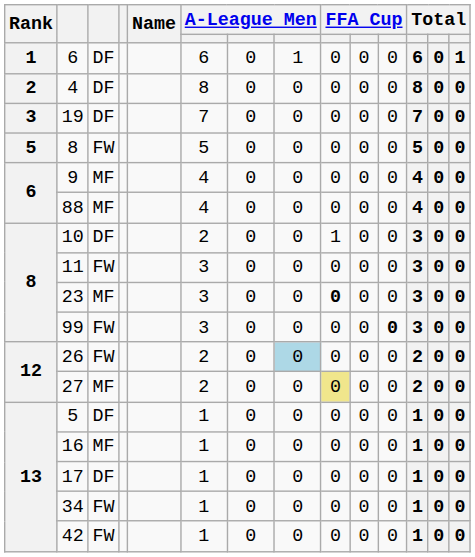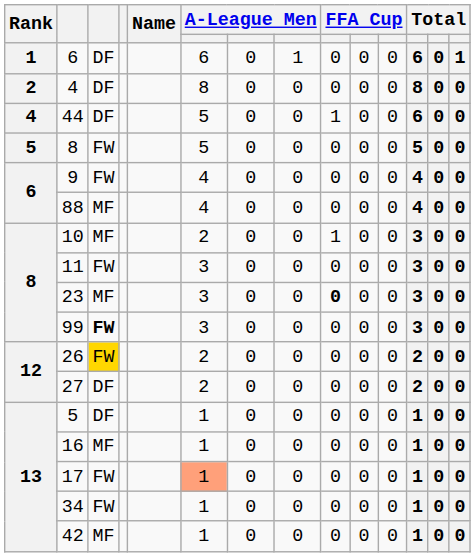- row: (73, 118)
+ row: (73, 118)
(104, 178) MF -> (104, 178) FW
(104, 237) DF -> (104, 237) MF
(104, 327) normal -> (104, 327) bold
(393, 327) bold -> (393, 327) normal
(104, 357) no background -> (104, 357) gold background
(298, 357) lightblue background -> (298, 357) no background
(104, 387) MF -> (104, 387) DF
(335, 387) khaki background -> (335, 387) no background
(104, 476) DF -> (104, 476) FW
(204, 476) no background -> (204, 476) lightsalmon background
(104, 536) FW -> (104, 536) MF
